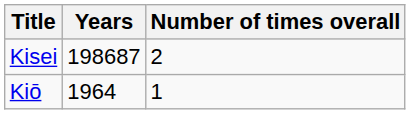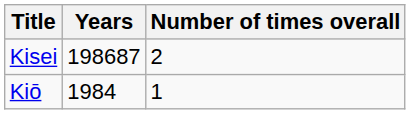(92, 91) 1964 -> (92, 91) 1984
